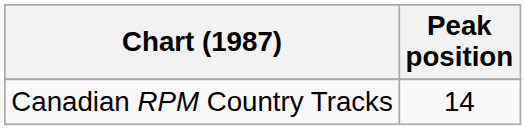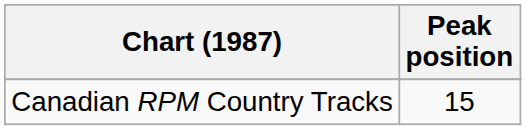(459, 101) 14 -> (459, 101) 15
